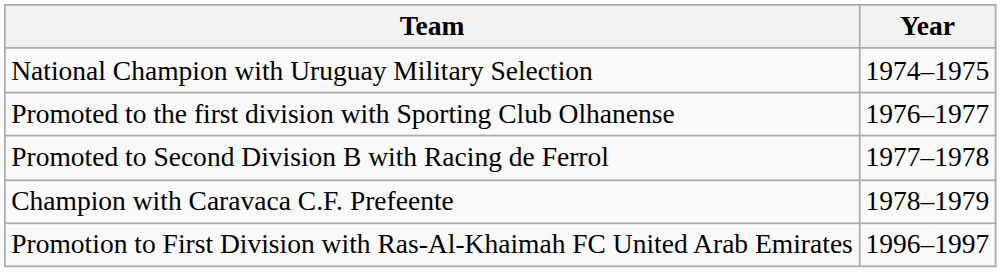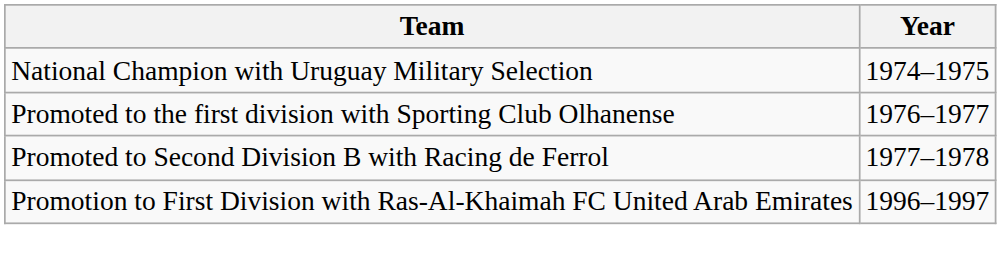- row: (232, 200)
